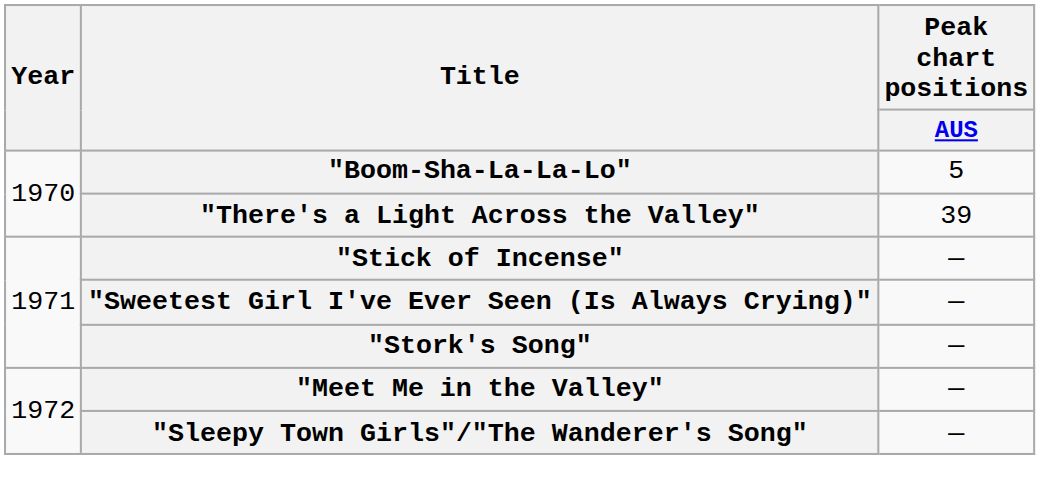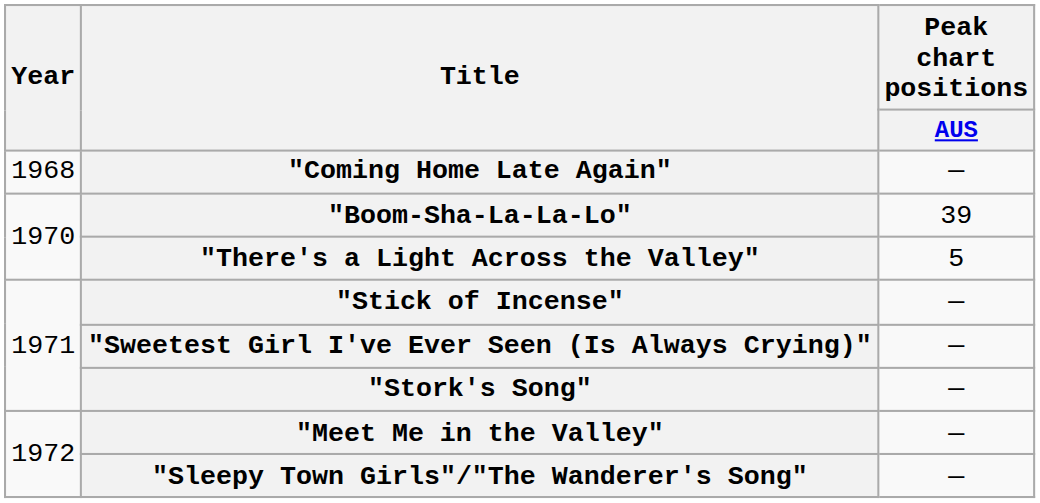+ row: (480, 172)
(956, 172) 5 -> (956, 215) 39
(956, 215) 39 -> (956, 259) 5
